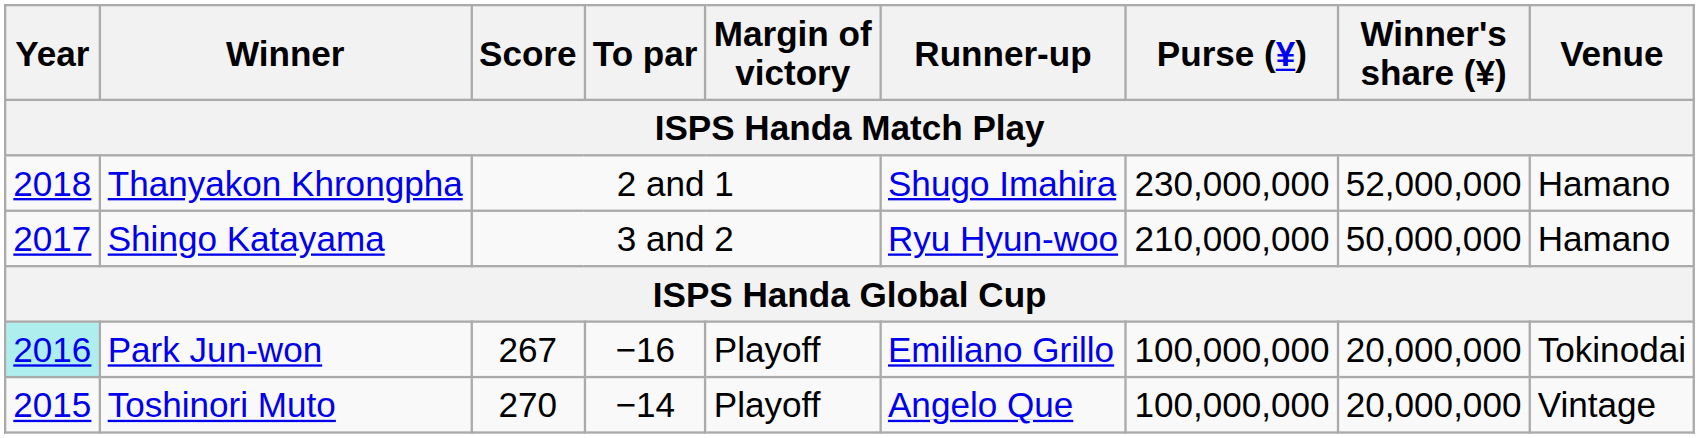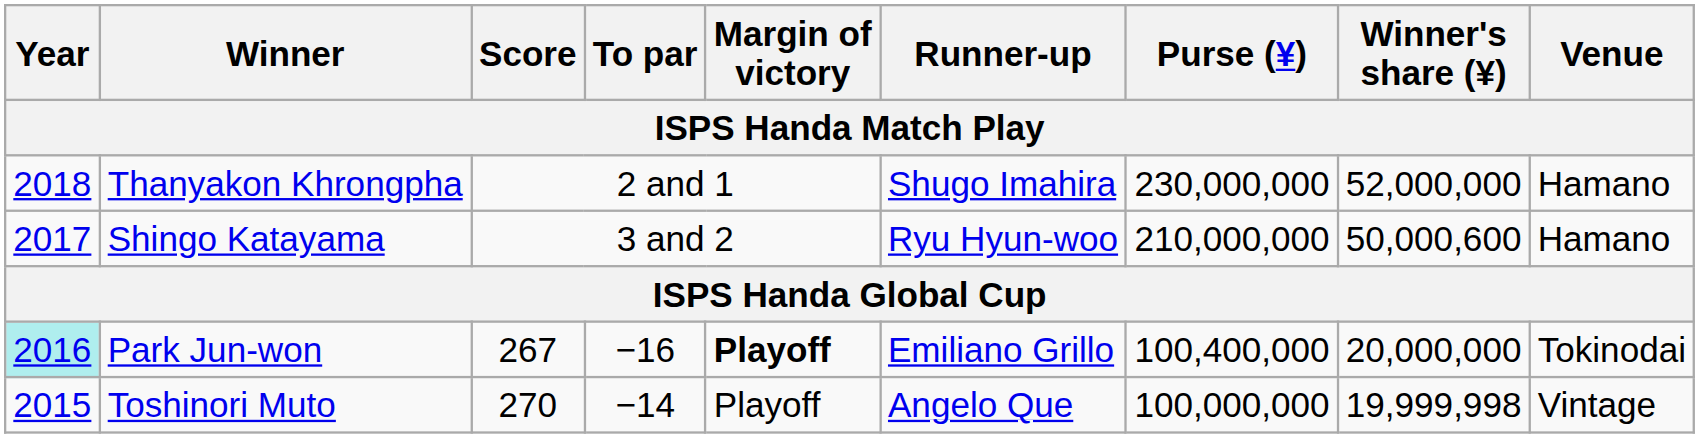(1434, 239) 50,000,000 -> (1434, 239) 50,000,600
(767, 350) normal -> (772, 350) bold
(1232, 350) 100,000,000 -> (1232, 350) 100,400,000
(1434, 406) 20,000,000 -> (1434, 406) 19,999,998
